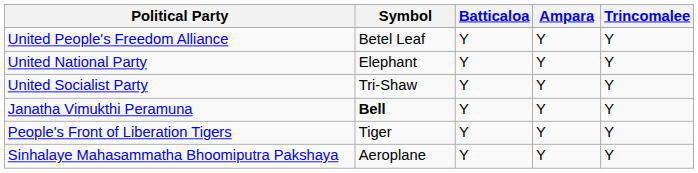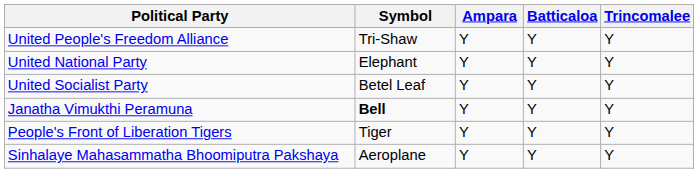columns swapped: (494, 16) <-> (567, 16)
(392, 39) Betel Leaf -> (388, 39) Tri-Shaw
(388, 86) Tri-Shaw -> (392, 86) Betel Leaf
